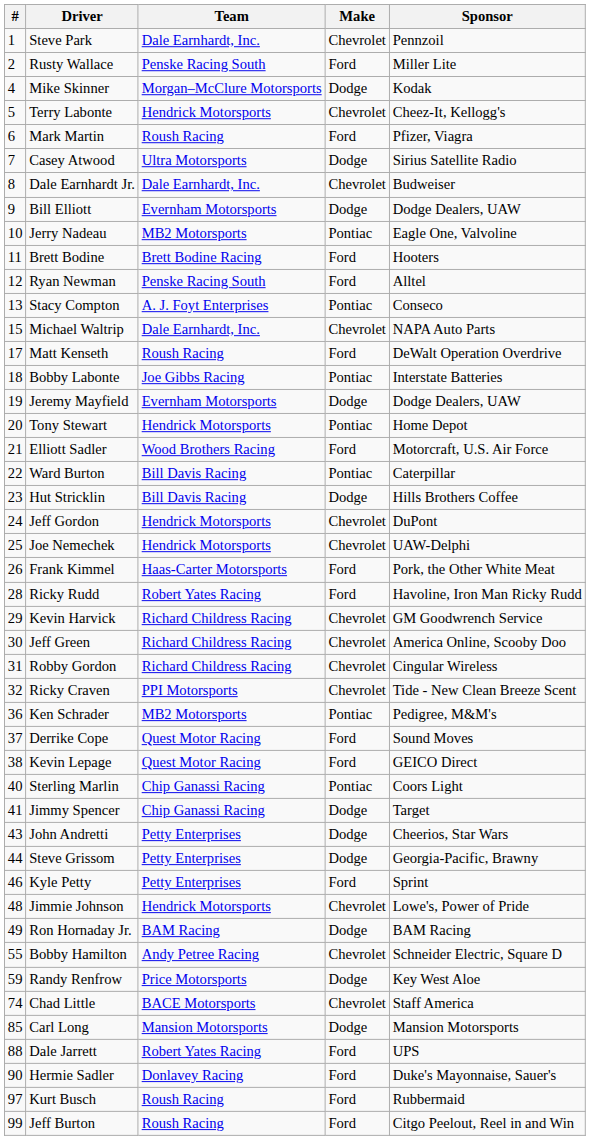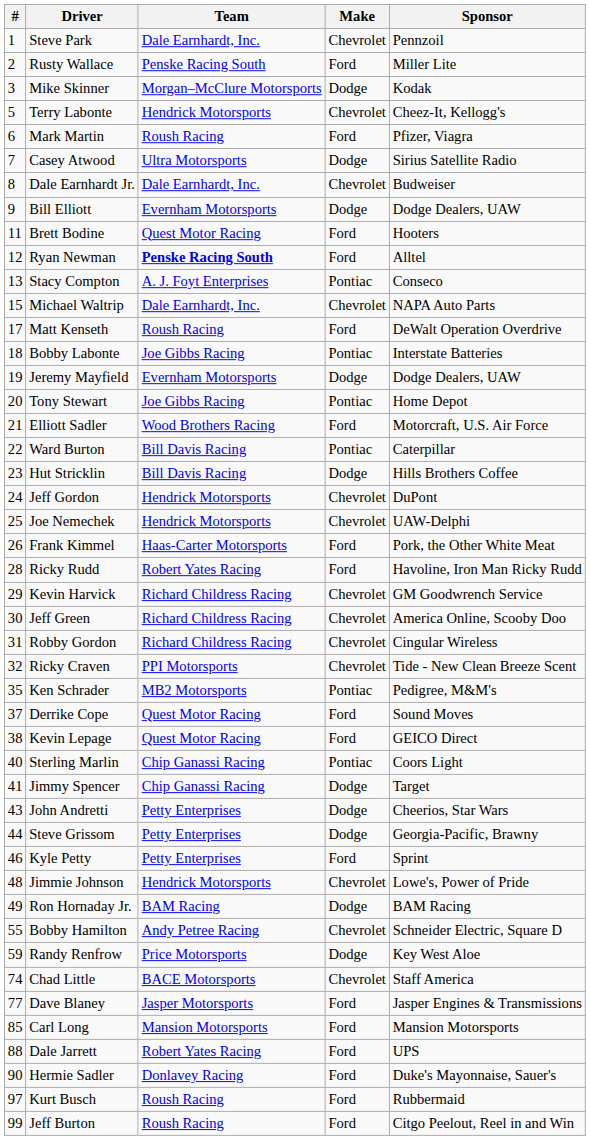(12, 88) 4 -> (12, 88) 3
- row: (68, 233)
(202, 257) Brett Bodine Racing -> (201, 233) Quest Motor Racing
(204, 281) normal -> (207, 257) bold
(206, 425) Hendrick Motorsports -> (193, 401) Joe Gibbs Racing
(15, 714) 36 -> (15, 690) 35
+ row: (67, 1003)
(348, 1027) Dodge -> (342, 1027) Ford
